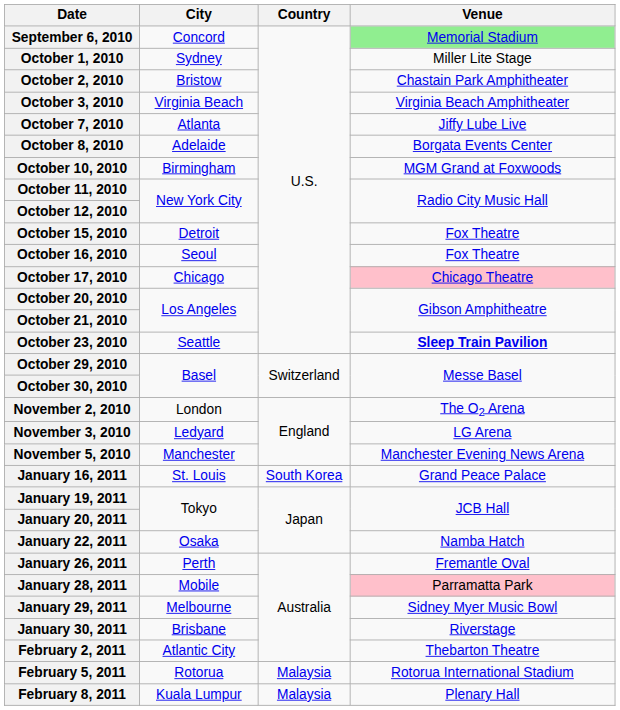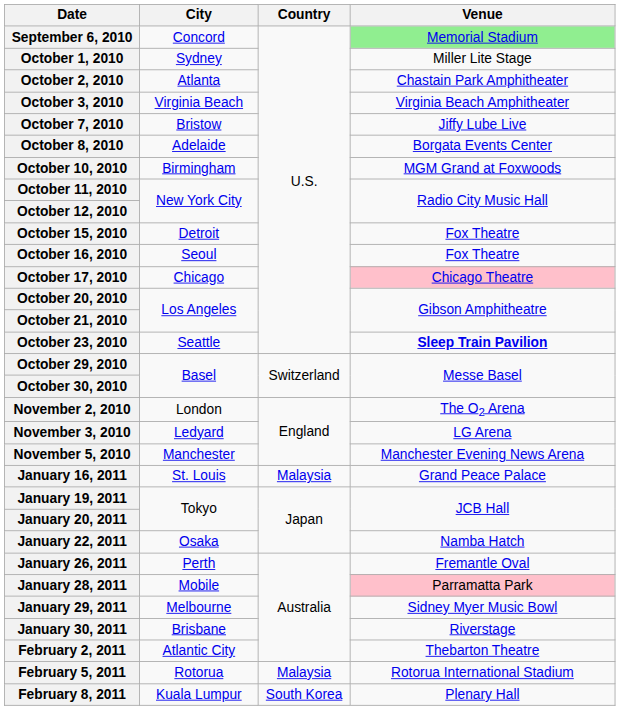(199, 80) Bristow -> (199, 80) Atlanta
(199, 124) Atlanta -> (199, 124) Bristow
(304, 476) South Korea -> (304, 476) Malaysia
(304, 694) Malaysia -> (304, 694) South Korea
